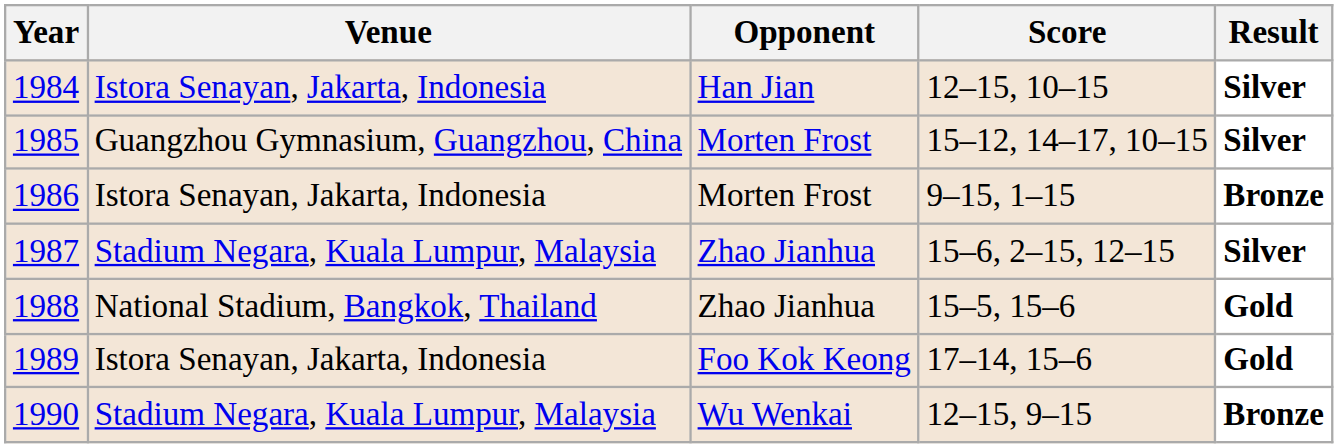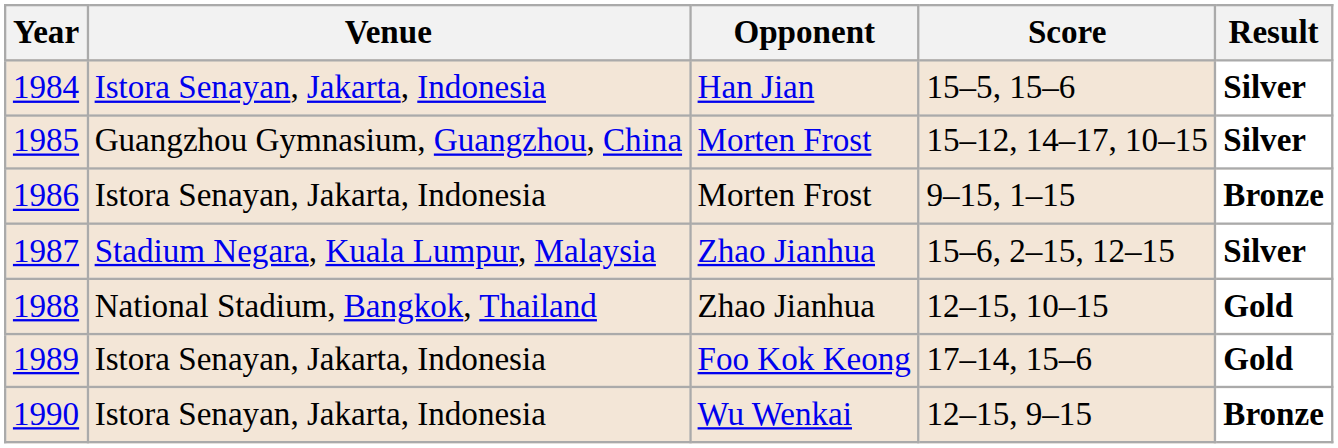(1017, 86) 12–15, 10–15 -> (1001, 86) 15–5, 15–6
(1001, 305) 15–5, 15–6 -> (1017, 305) 12–15, 10–15
(375, 414) Stadium Negara, Kuala Lumpur, Malaysia -> (320, 414) Istora Senayan, Jakarta, Indonesia
